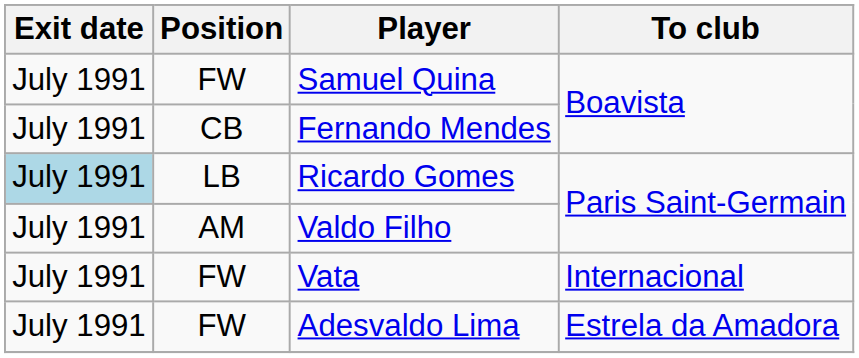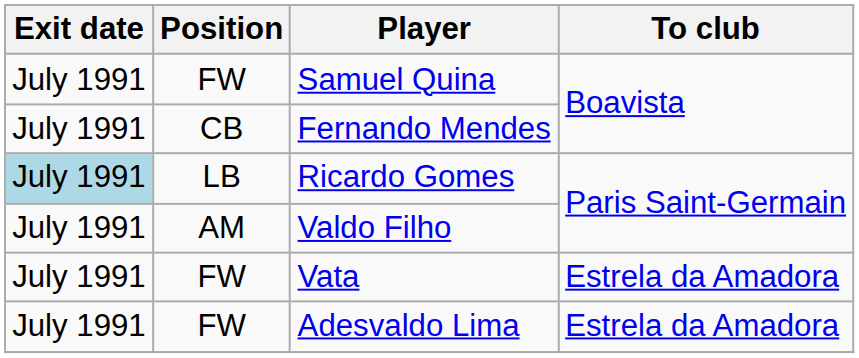(655, 276) Internacional -> (702, 276) Estrela da Amadora
